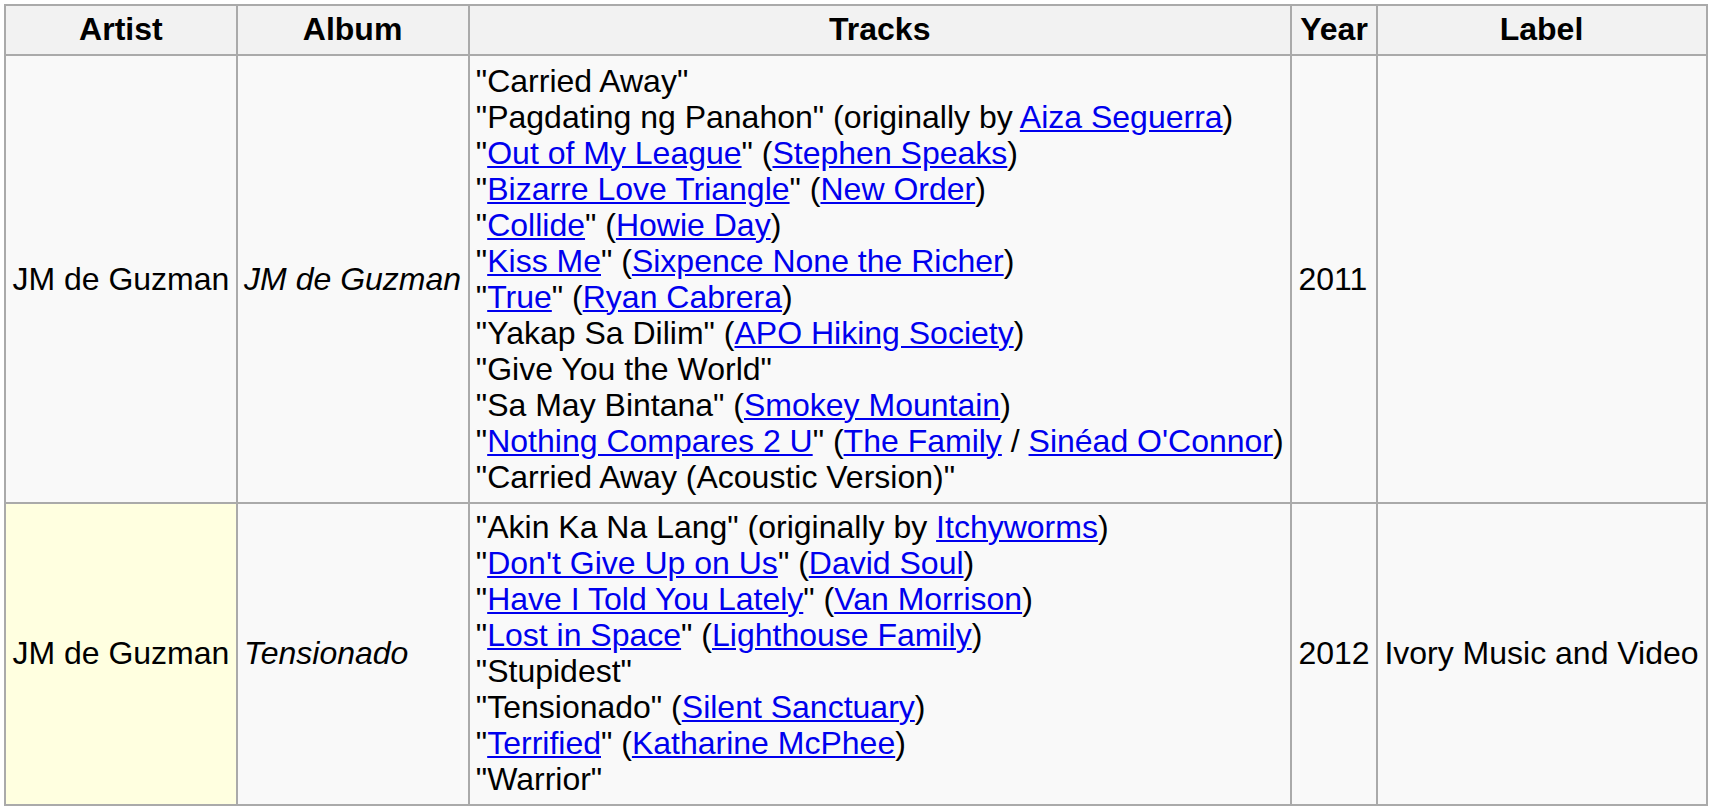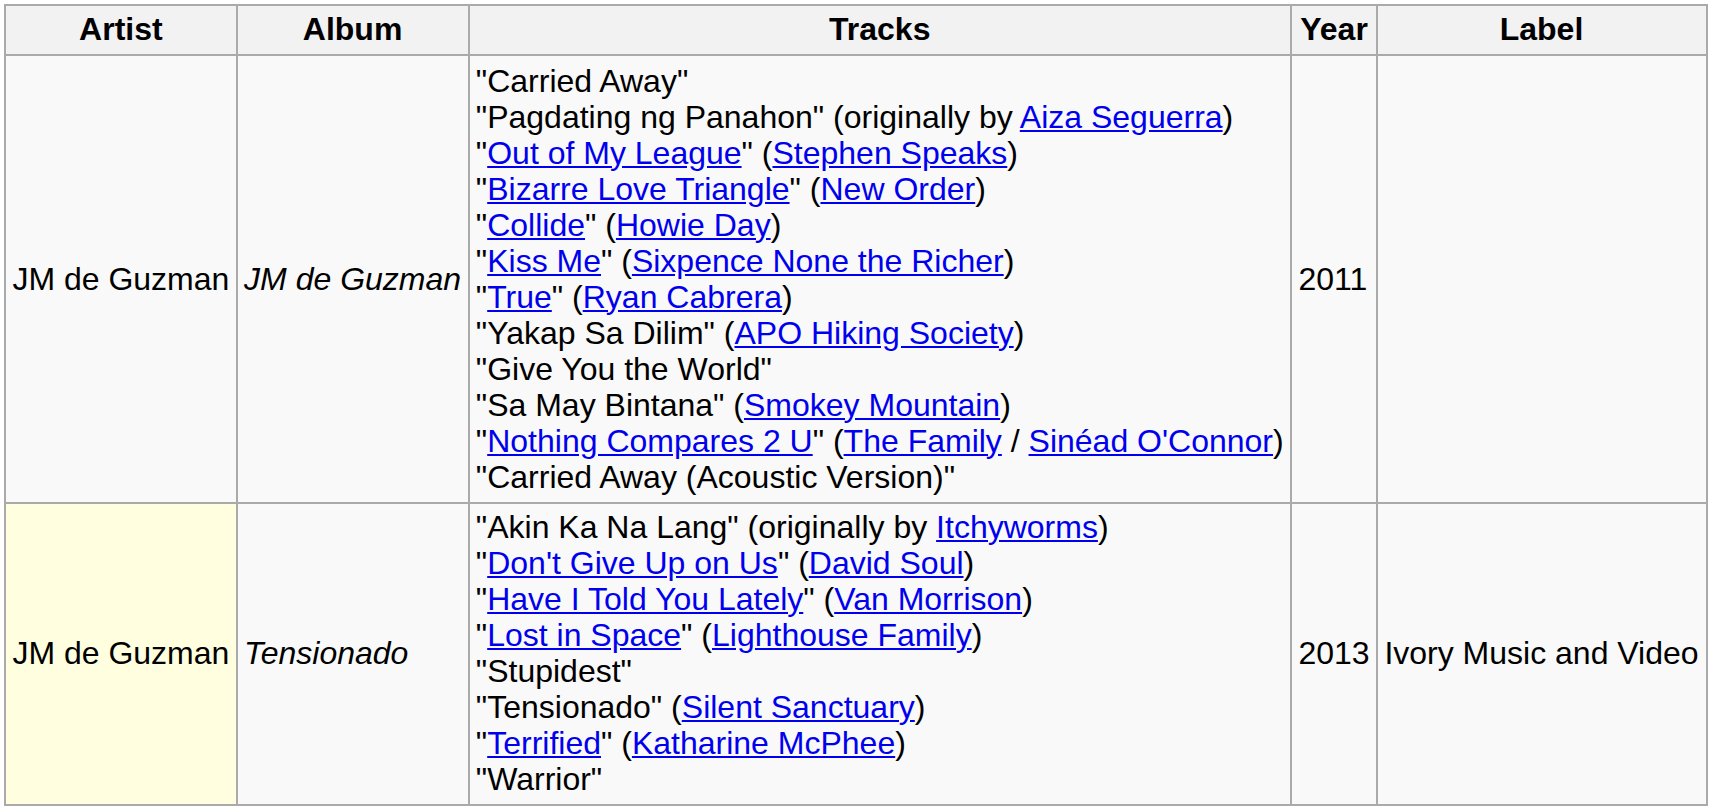(1334, 653) 2012 -> (1334, 653) 2013
